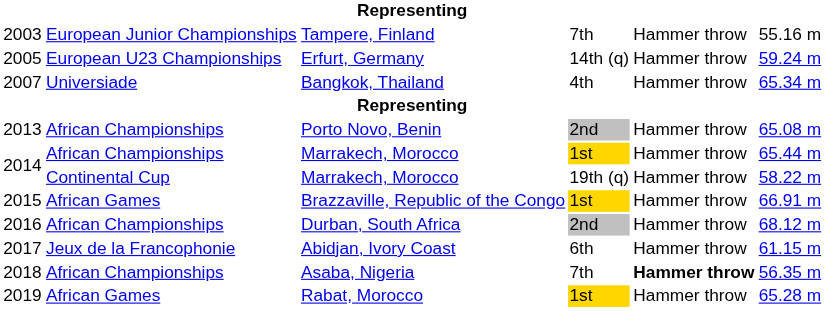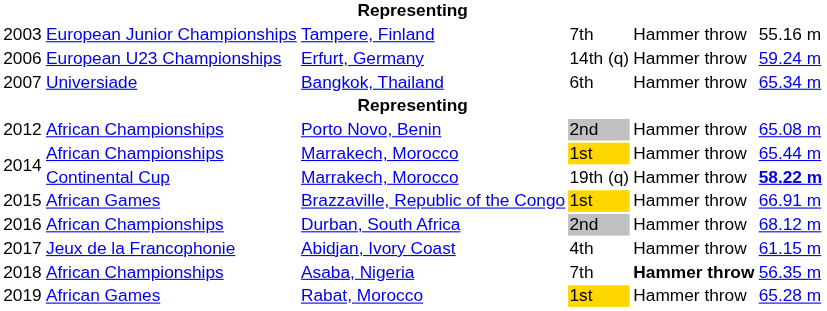(22, 58) 2005 -> (22, 58) 2006
(582, 82) 4th -> (582, 82) 6th
(22, 129) 2013 -> (22, 129) 2012
(790, 177) normal -> (790, 177) bold
(582, 248) 6th -> (582, 248) 4th
